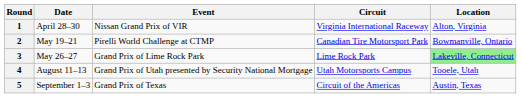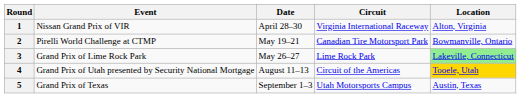columns swapped: (63, 12) <-> (203, 12)
(364, 71) Utah Motorsports Campus -> (358, 71) Circuit of the Americas
(456, 71) no background -> (456, 71) gold background
(358, 85) Circuit of the Americas -> (364, 85) Utah Motorsports Campus
